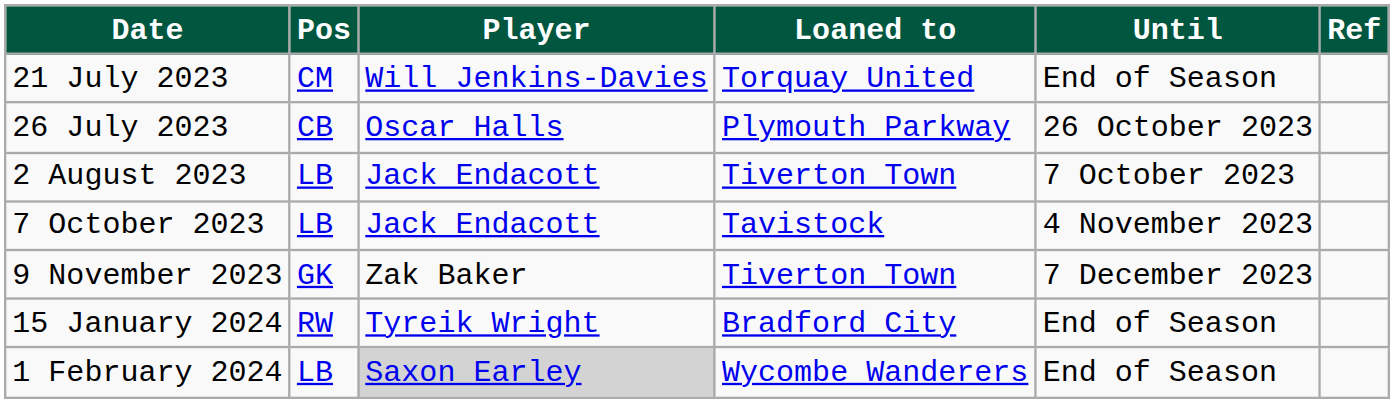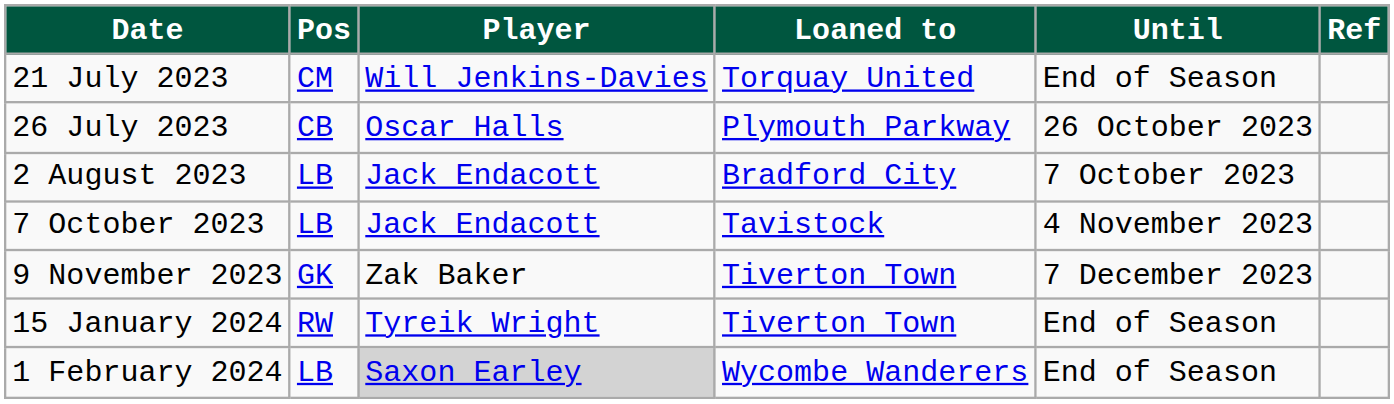(839, 176) Tiverton Town -> (839, 176) Bradford City
(839, 323) Bradford City -> (839, 323) Tiverton Town
